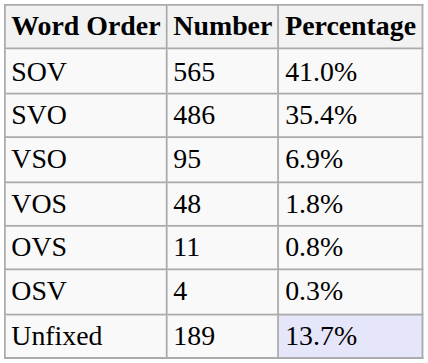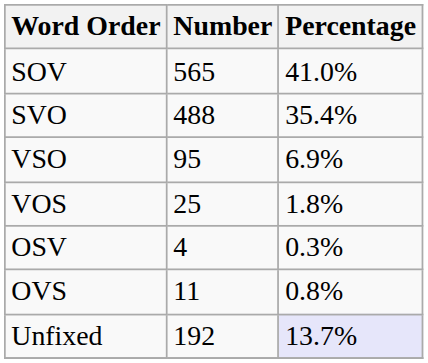(194, 114) 486 -> (194, 114) 488
(187, 203) 48 -> (187, 203) 25
rows swapped: (39, 247) <-> (39, 291)
(194, 335) 189 -> (194, 335) 192
